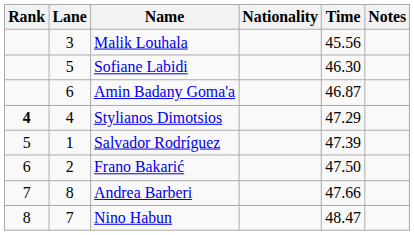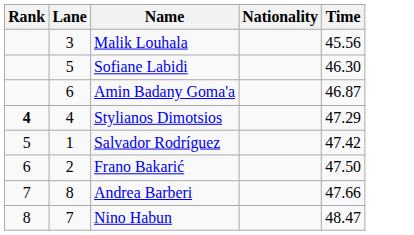- column: (387, 17)
(343, 142) 47.39 -> (343, 142) 47.42
